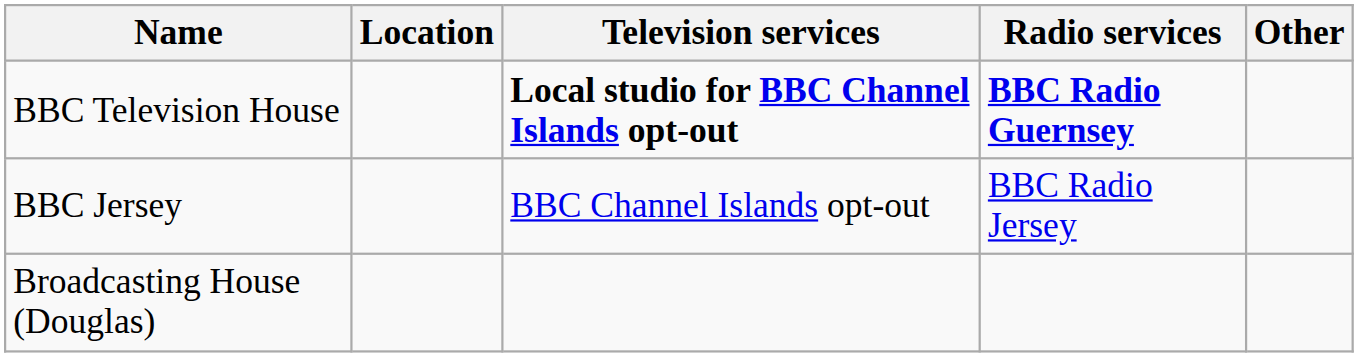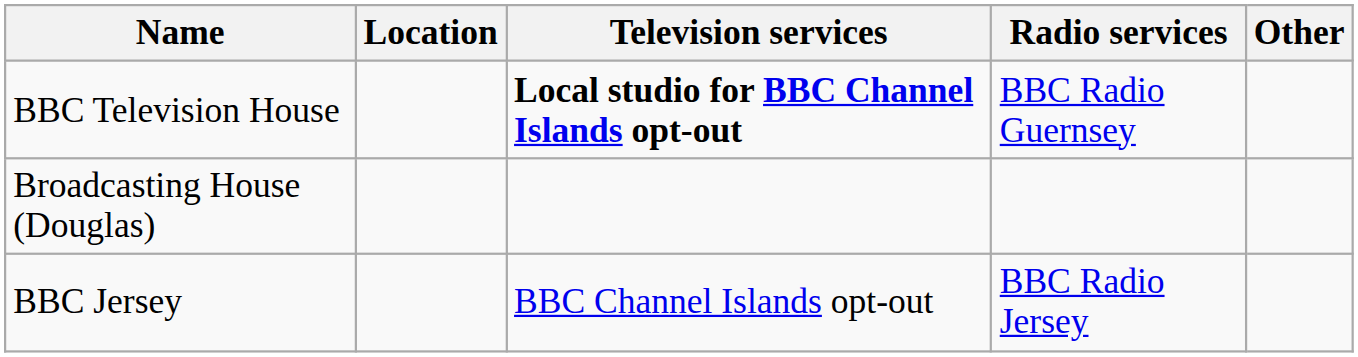(1074, 108) bold -> (1082, 108) normal
rows swapped: (157, 301) <-> (98, 205)
